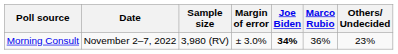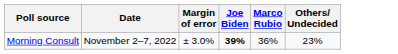- column: (205, 18)
(287, 41) 34% -> (235, 41) 39%
